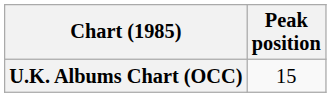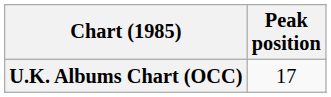(286, 75) 15 -> (286, 75) 17
